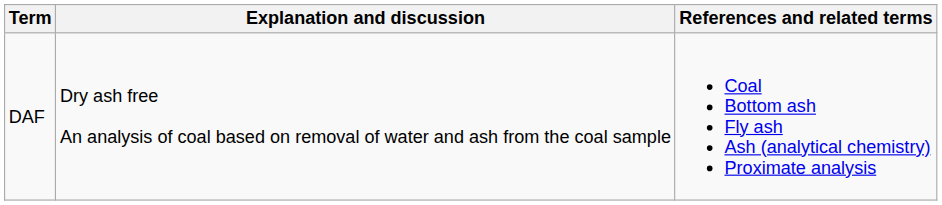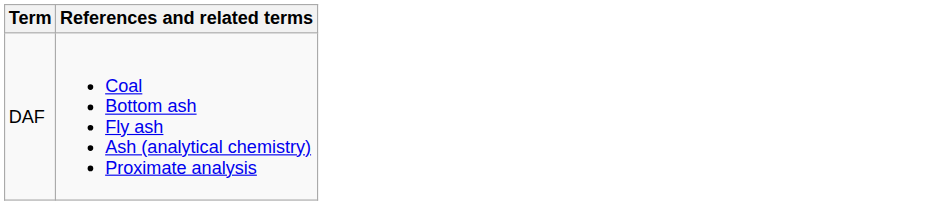- column: (365, 18)
